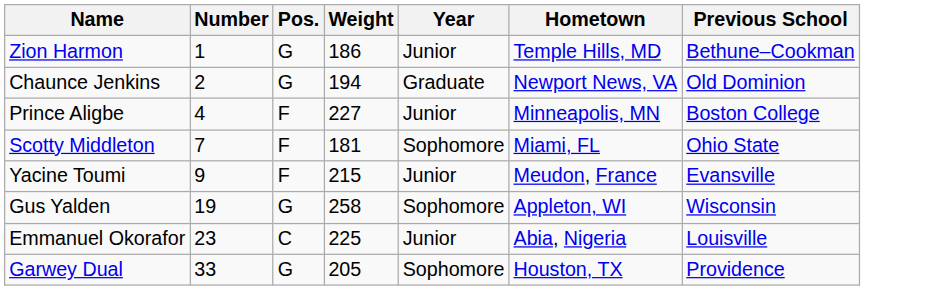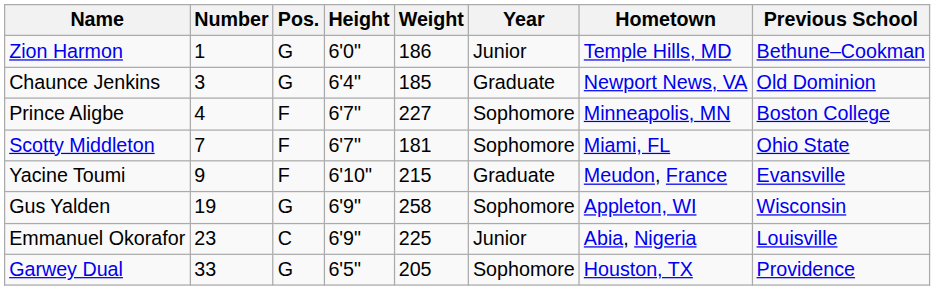+ column: (359, 20)
(200, 82) 2 -> (200, 82) 3
(345, 82) 194 -> (415, 82) 185
(429, 113) Junior -> (524, 113) Sophomore
(429, 176) Junior -> (514, 176) Graduate
